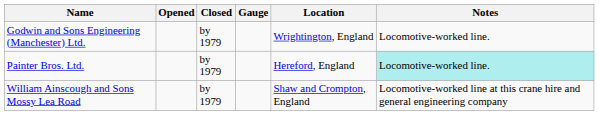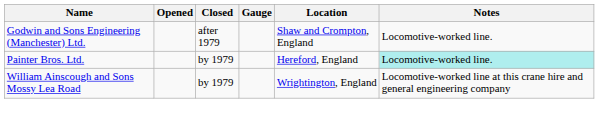(210, 36) by 1979 -> (209, 36) after 1979
(323, 36) Wrightington, England -> (323, 36) Shaw and Crompton, England
(320, 95) Shaw and Crompton, England -> (327, 83) Wrightington, England
